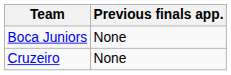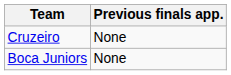rows swapped: (47, 37) <-> (34, 59)
